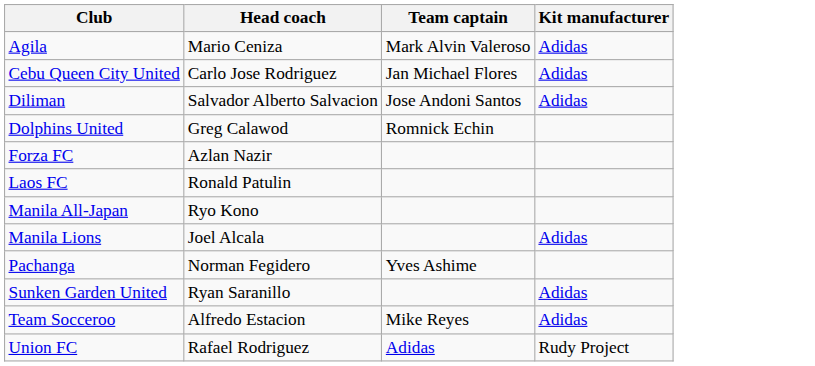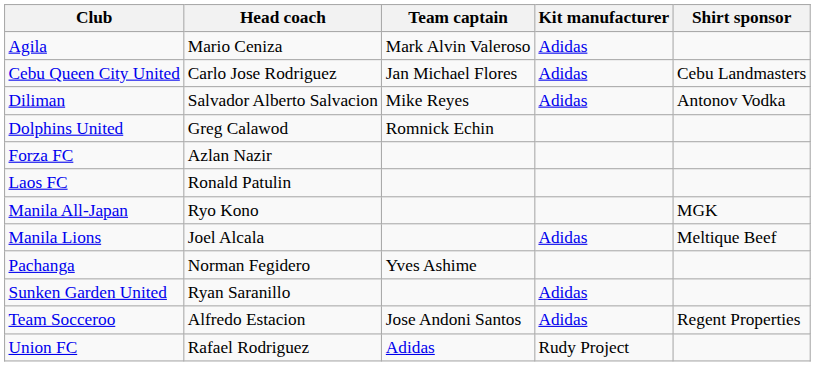+ column: (742, 18)
(454, 100) Jose Andoni Santos -> (427, 100) Mike Reyes
(427, 319) Mike Reyes -> (454, 319) Jose Andoni Santos
